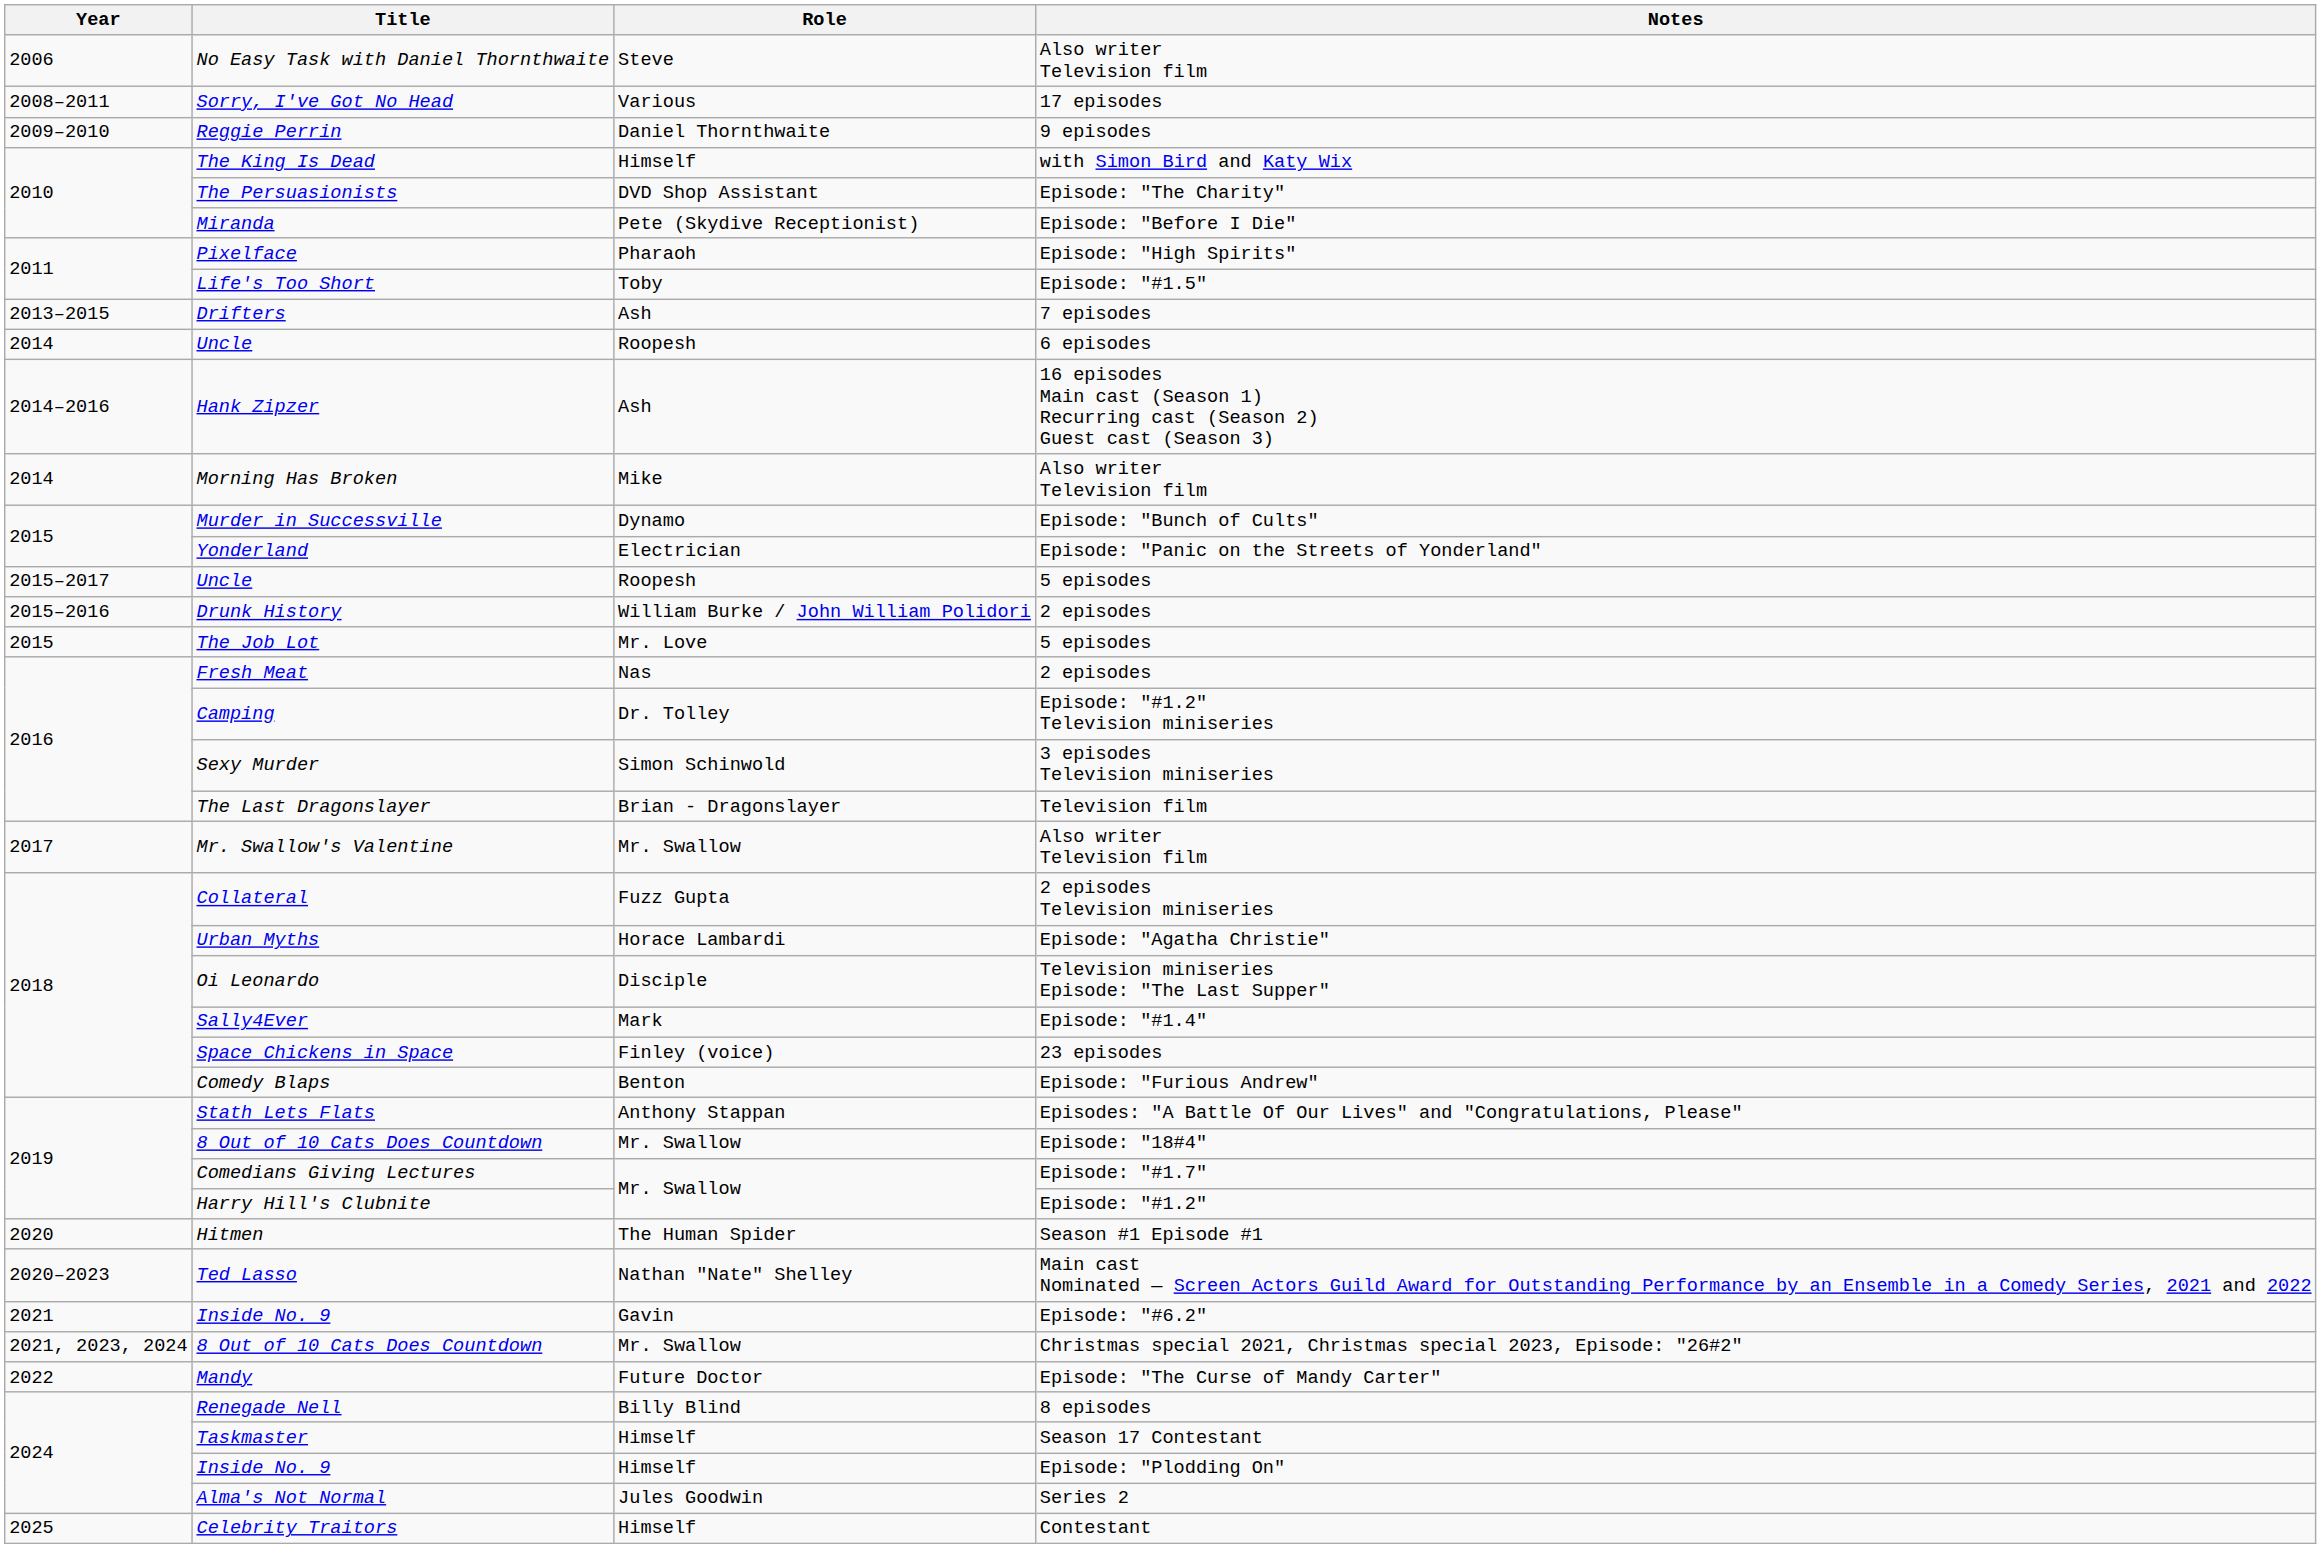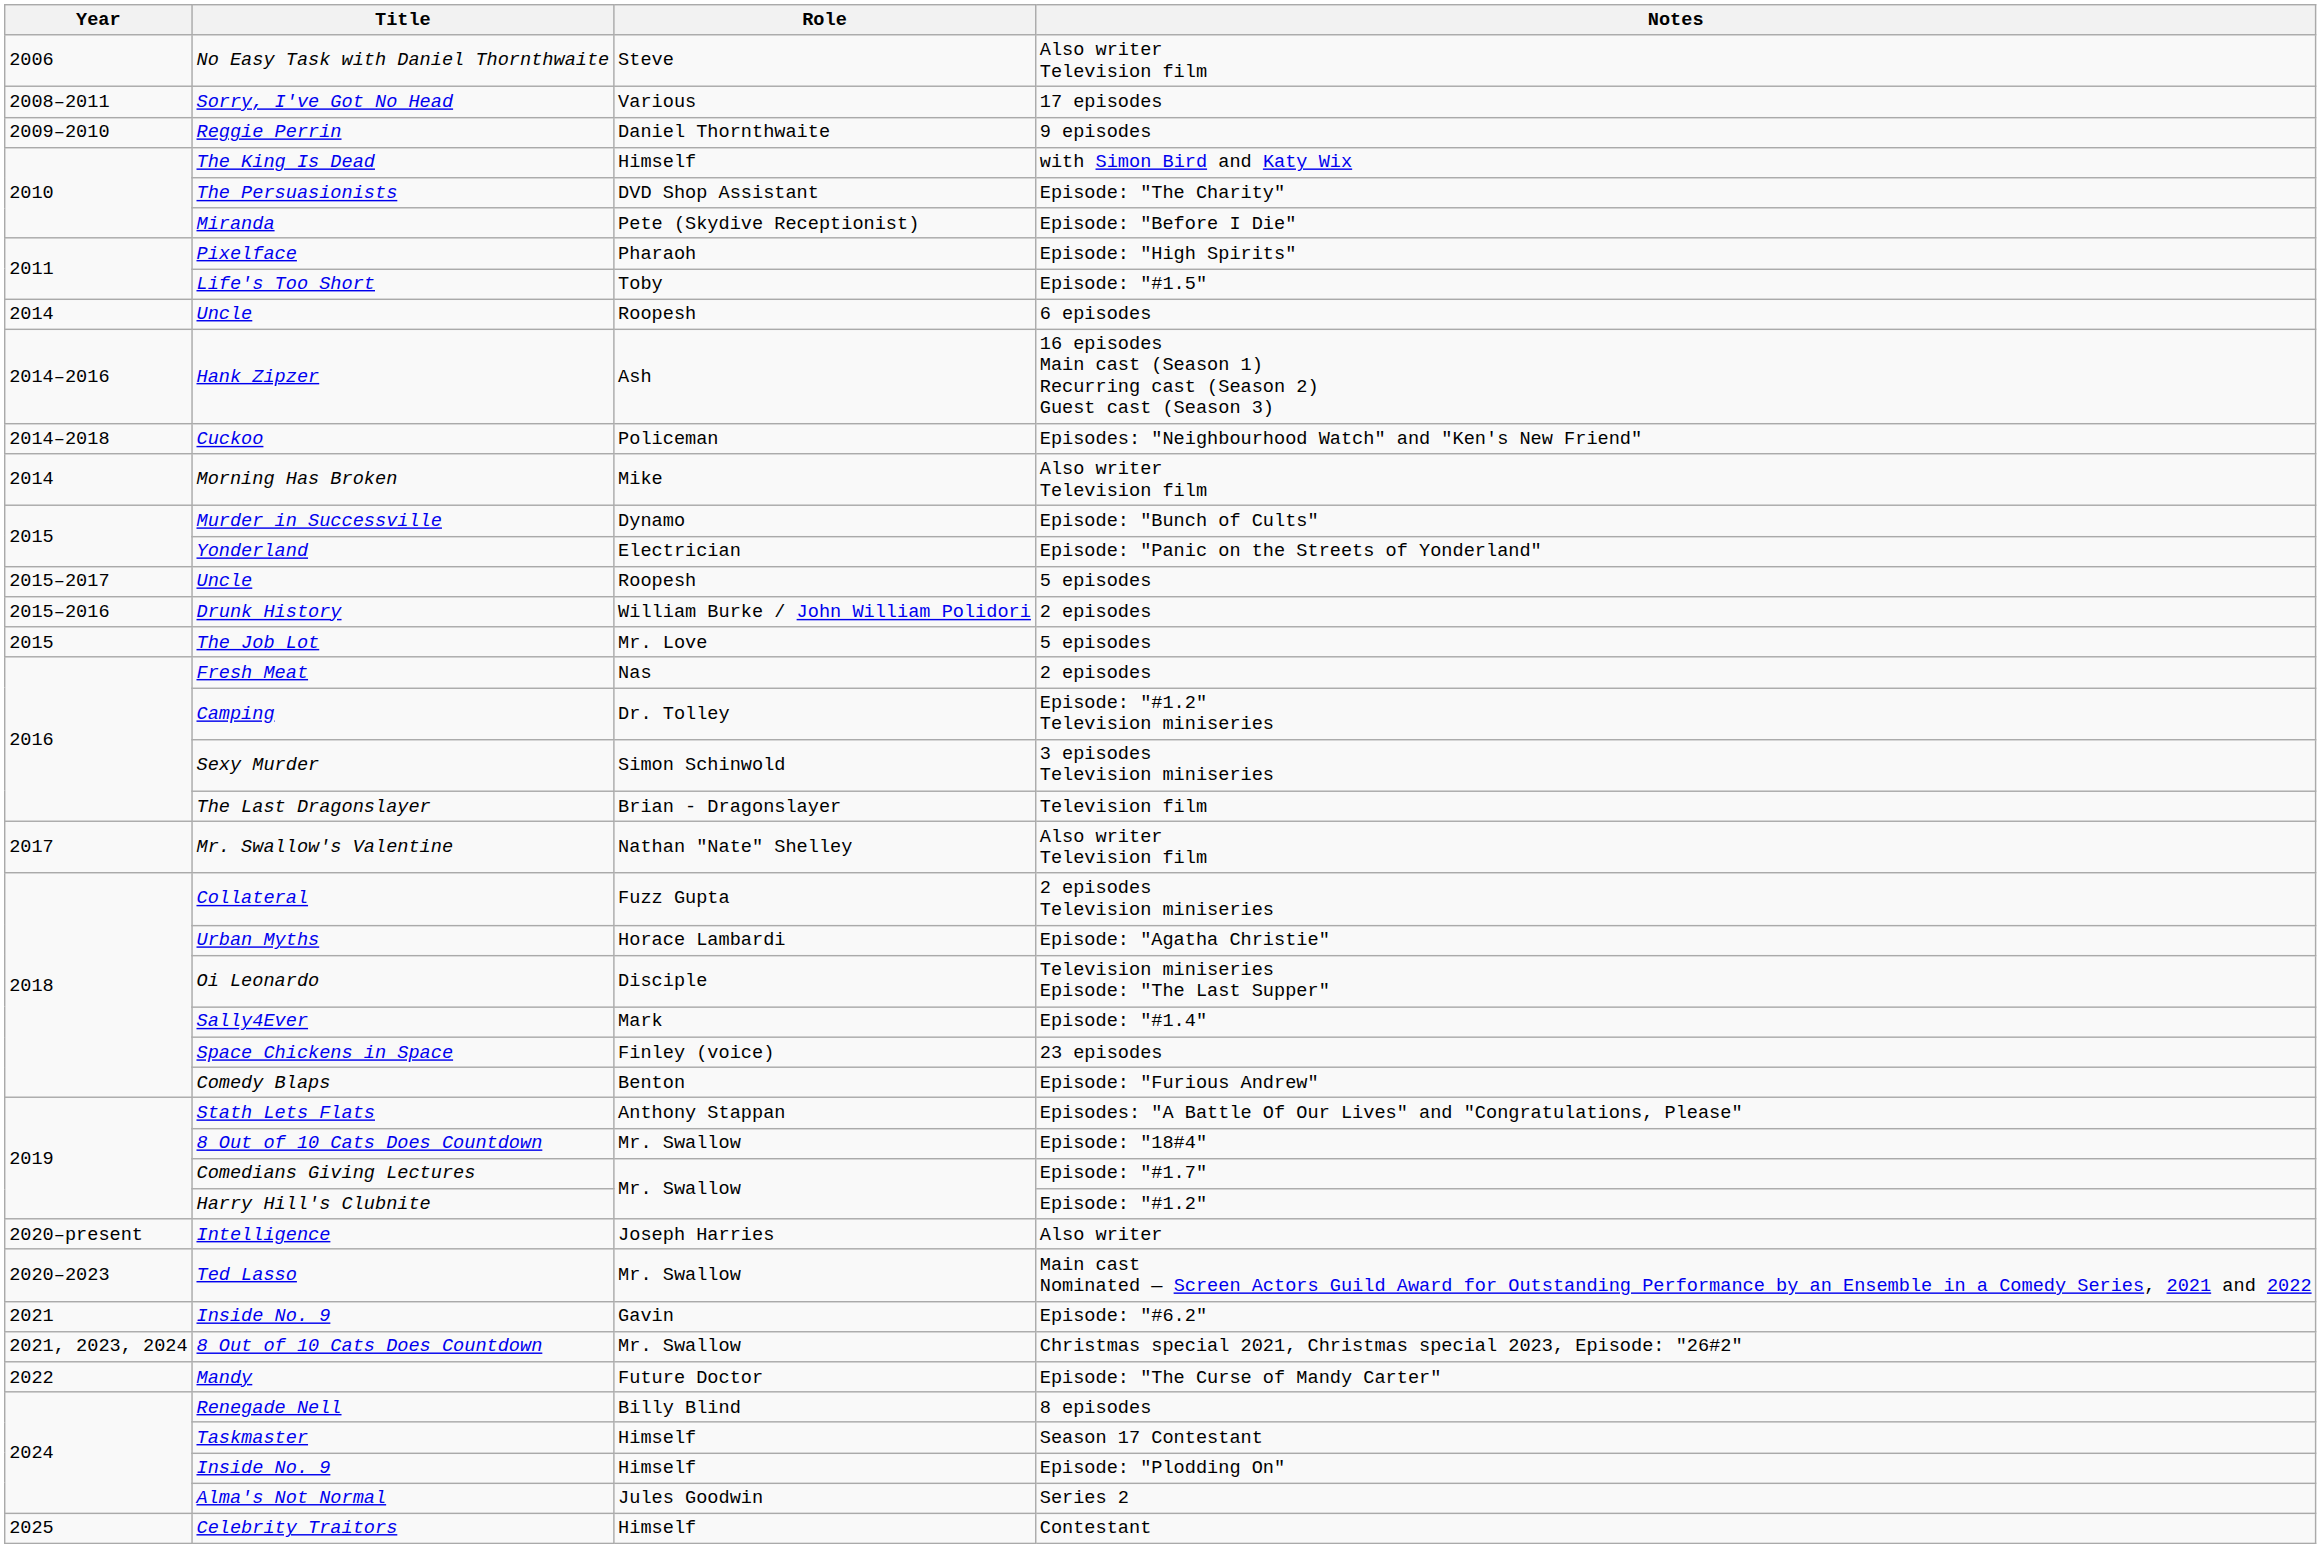- row: (241, 314)
+ row: (230, 439)
(679, 847) Mr. Swallow -> (735, 847) Nathan "Nate" Shelley
+ row: (263, 1234)
- row: (230, 1234)
(735, 1275) Nathan "Nate" Shelley -> (679, 1275) Mr. Swallow
